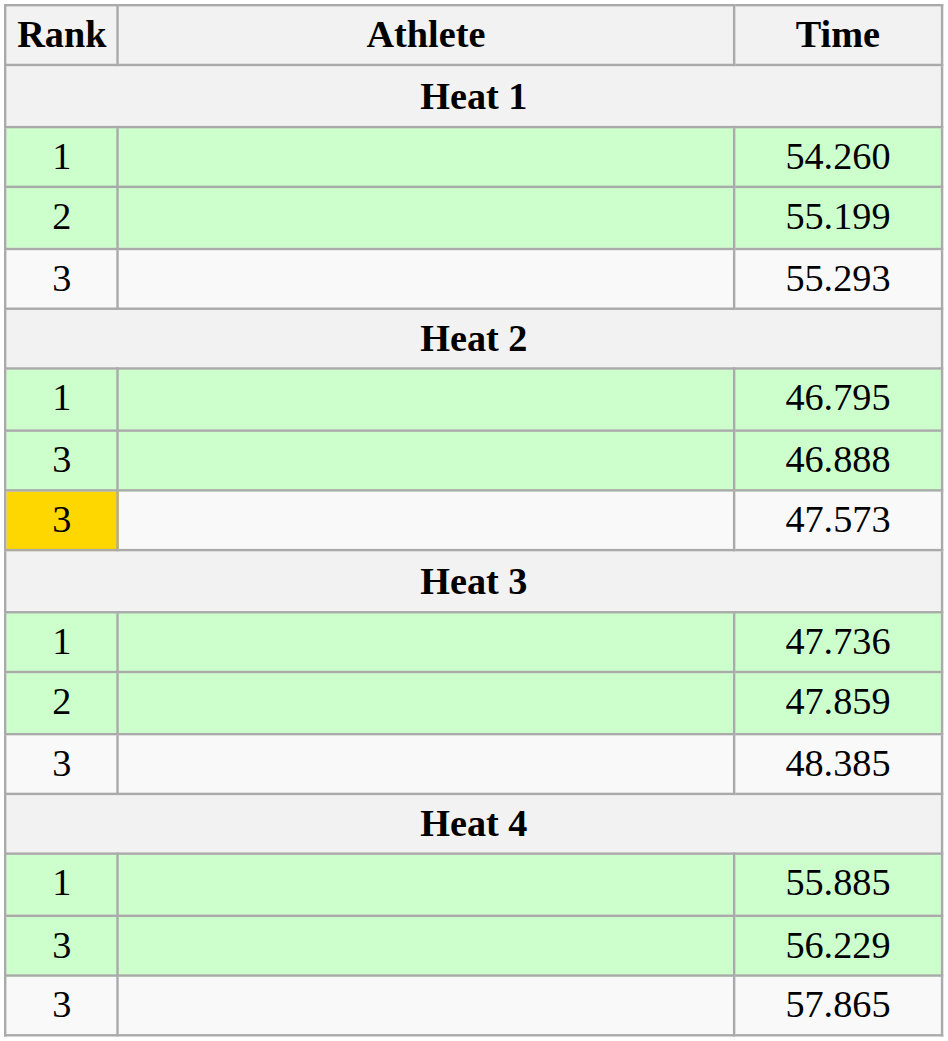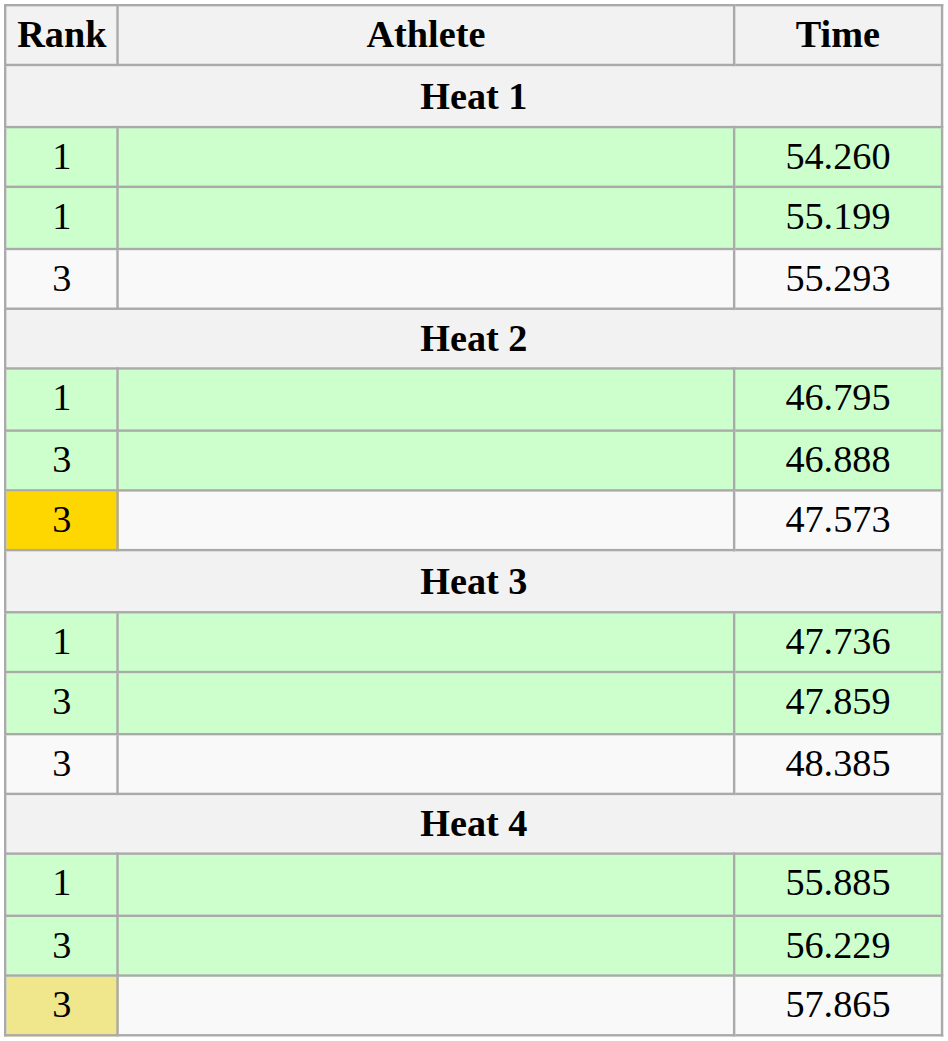(62, 216) 2 -> (62, 216) 1
(62, 701) 2 -> (62, 701) 3
(62, 1005) no background -> (62, 1005) khaki background
